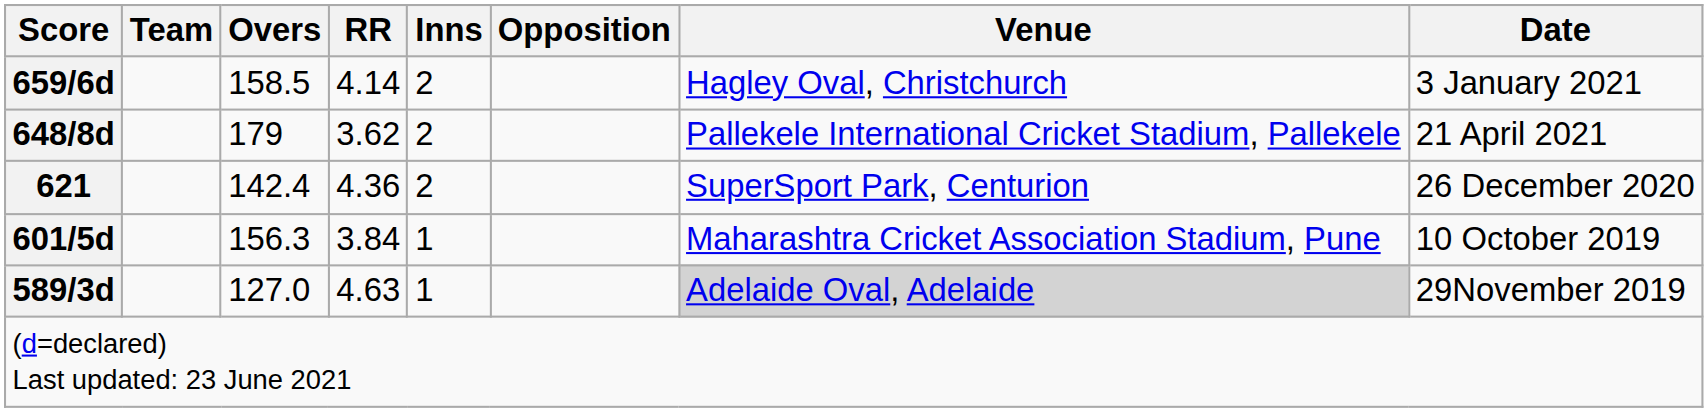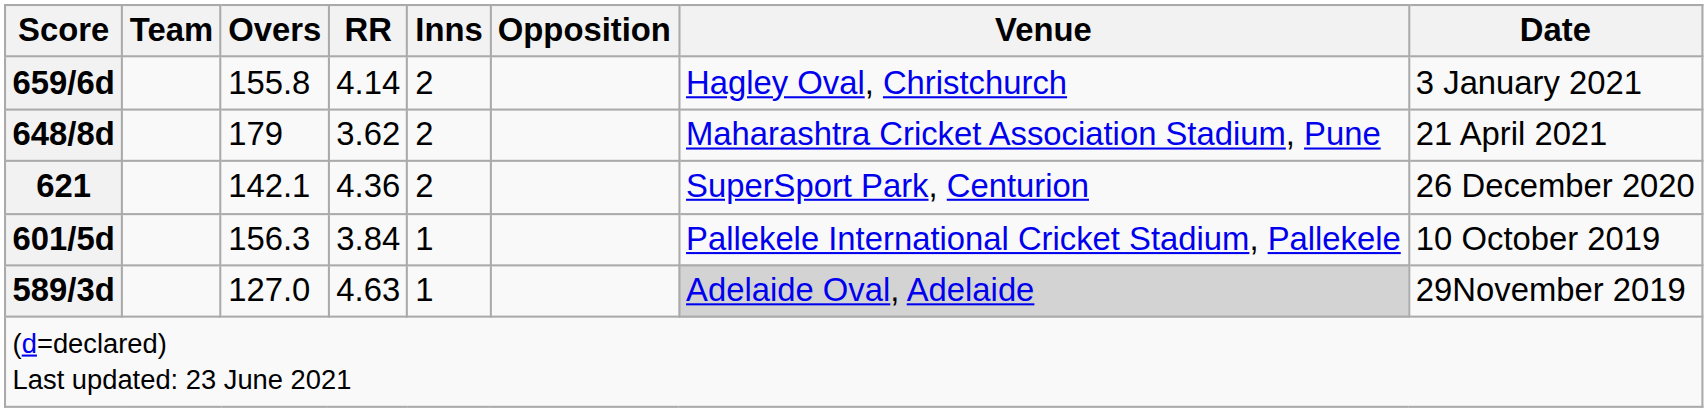(269, 82) 158.5 -> (269, 82) 155.8
(1043, 134) Pallekele International Cricket Stadium, Pallekele -> (1033, 134) Maharashtra Cricket Association Stadium, Pune
(269, 186) 142.4 -> (269, 186) 142.1
(1033, 238) Maharashtra Cricket Association Stadium, Pune -> (1043, 238) Pallekele International Cricket Stadium, Pallekele
